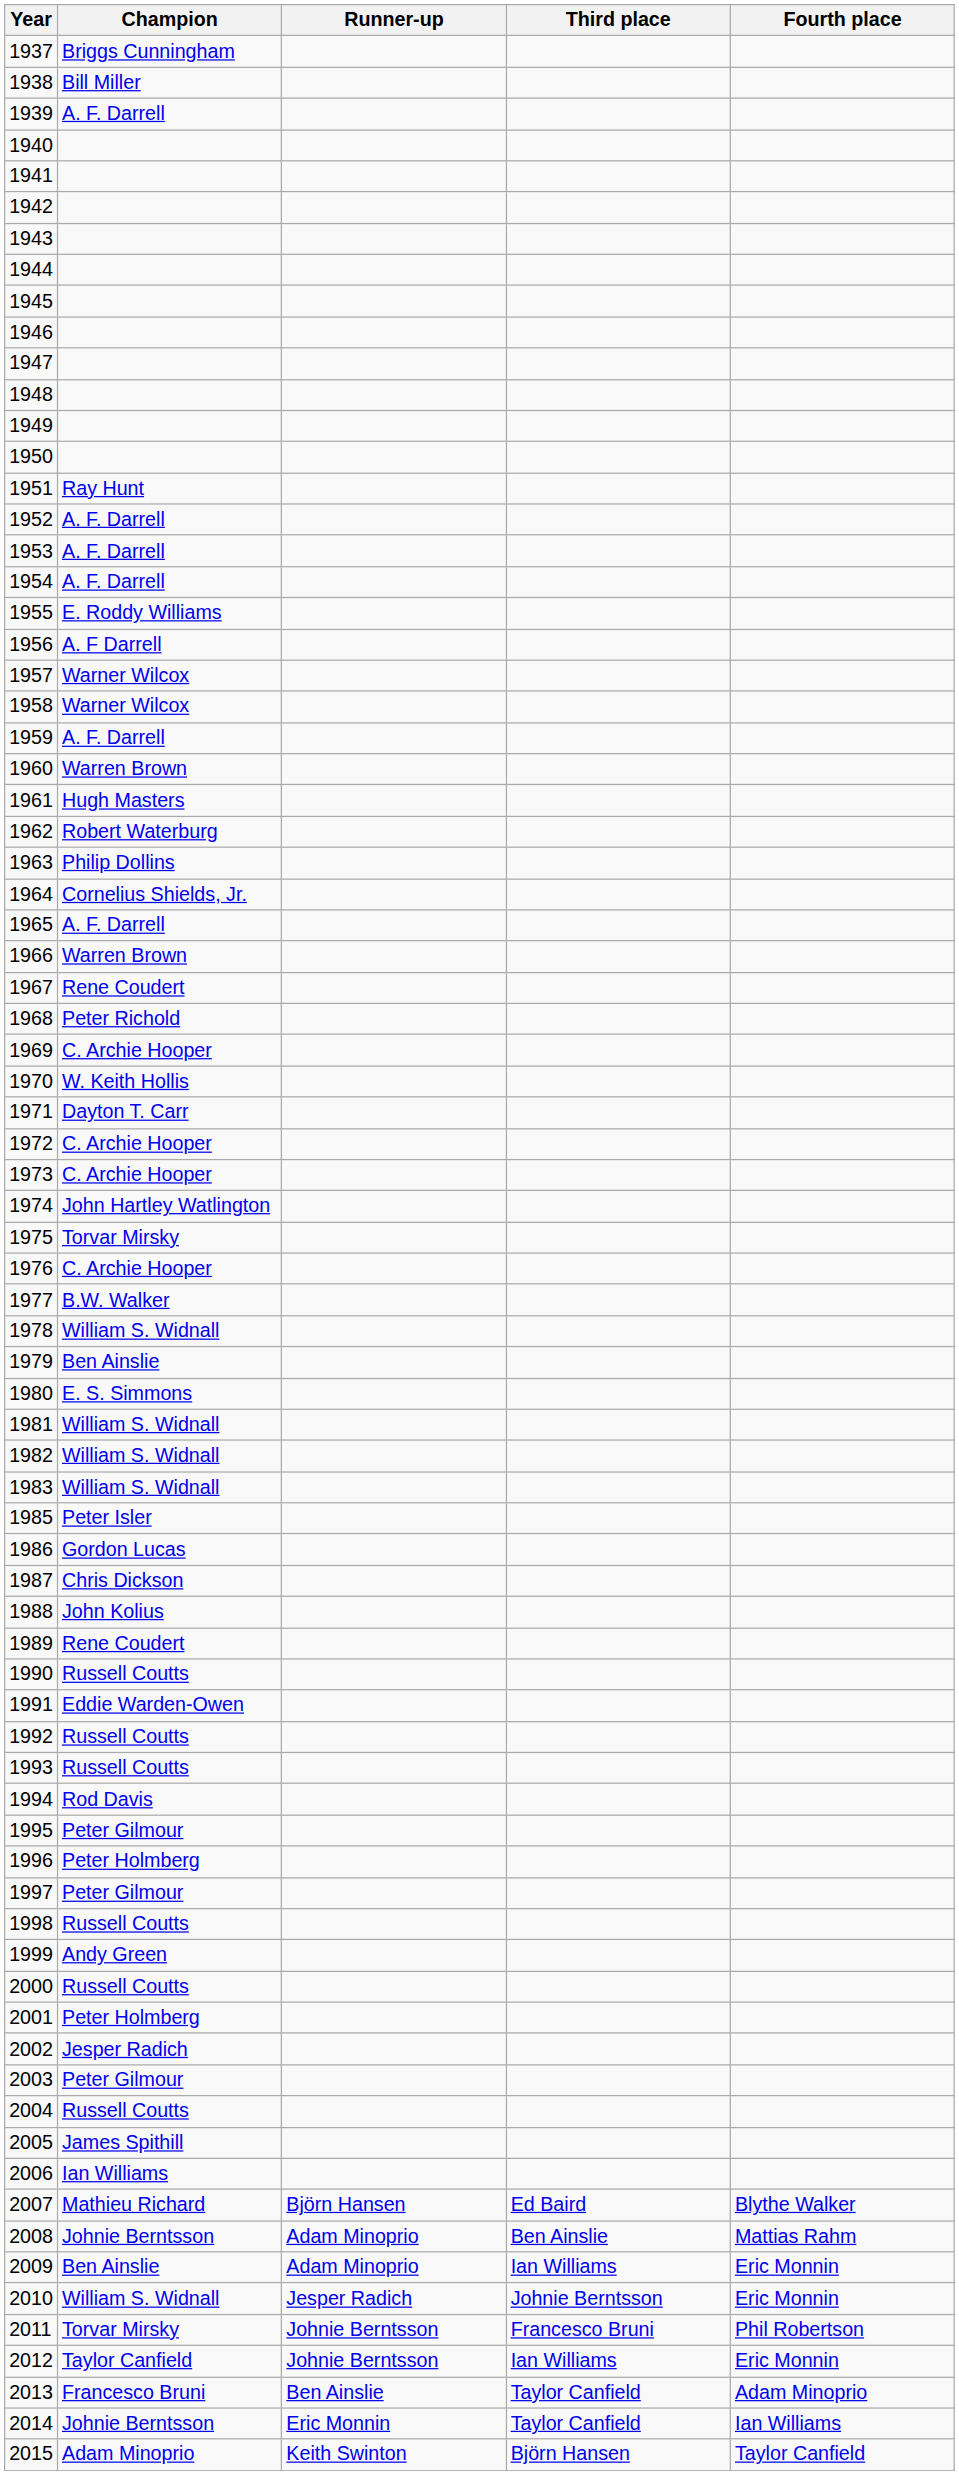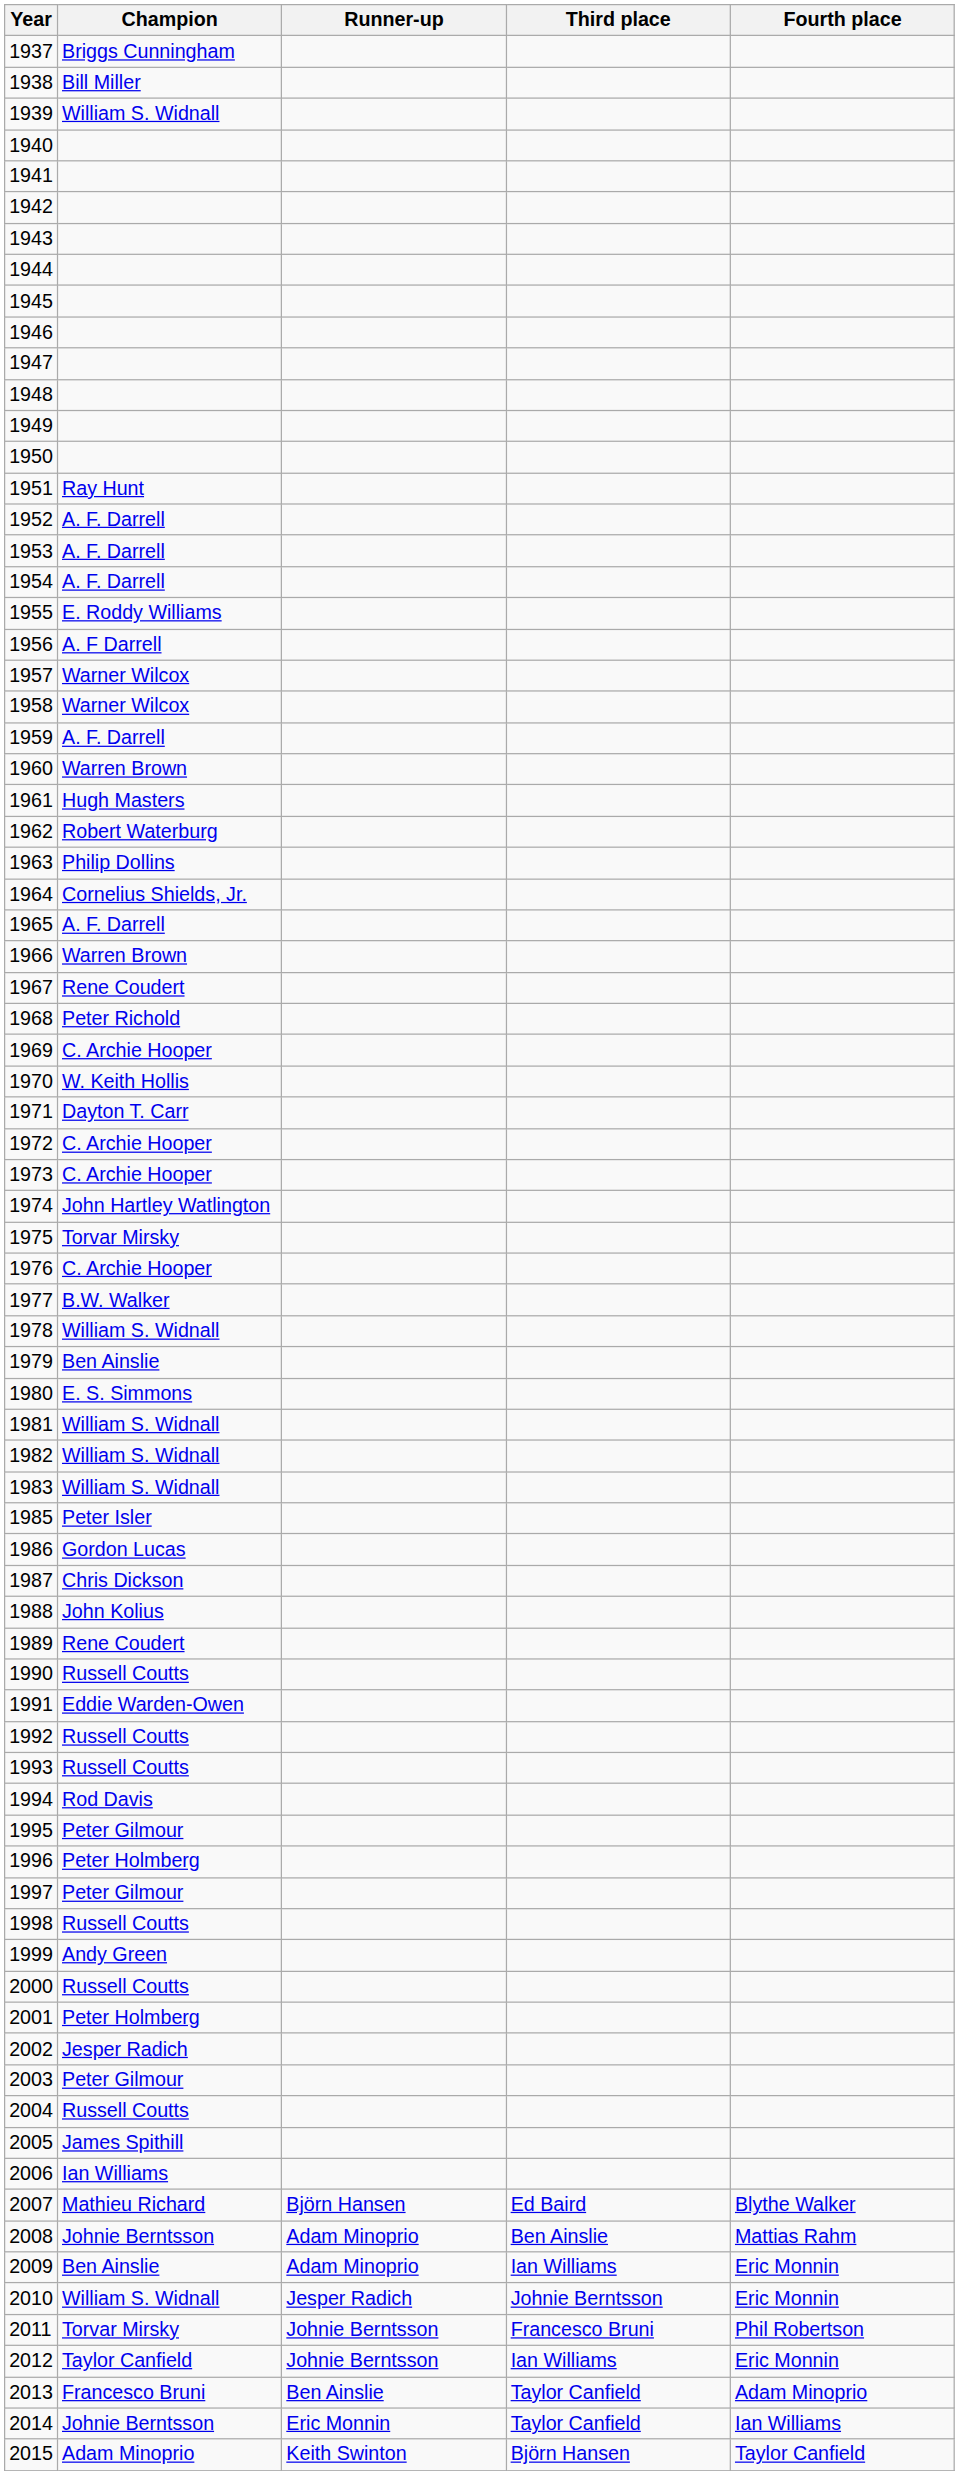(113, 113) A. F. Darrell -> (141, 113) William S. Widnall
